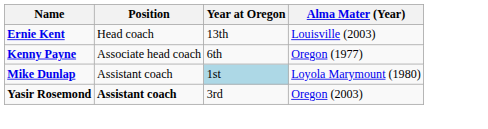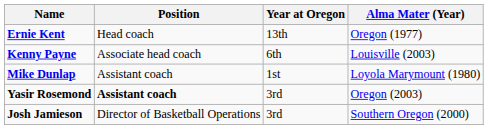(333, 34) Louisville (2003) -> (386, 34) Oregon (1977)
(327, 54) Oregon (1977) -> (393, 54) Louisville (2003)
(214, 74) lightblue background -> (273, 74) no background
+ row: (45, 114)
